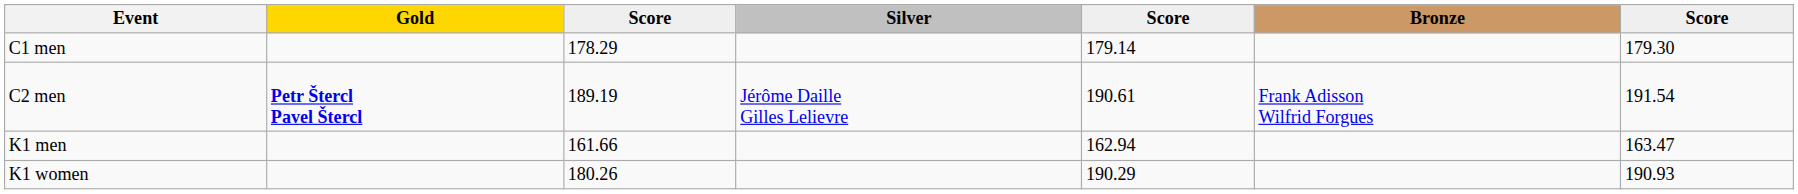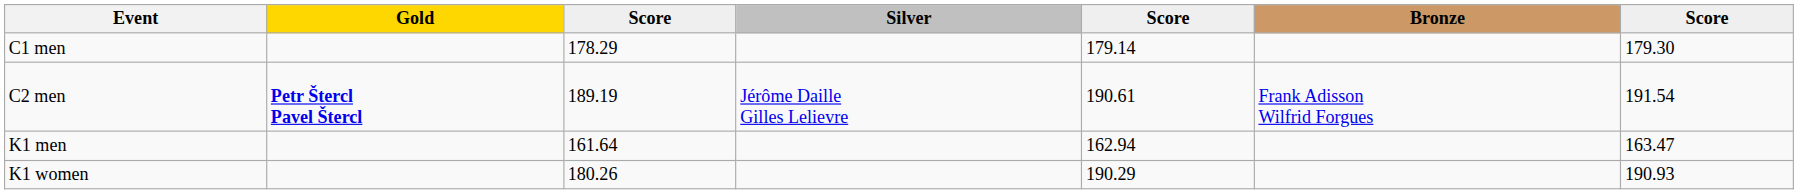(593, 145) 161.66 -> (593, 145) 161.64
